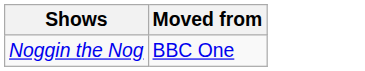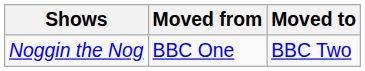+ column: (314, 19)
